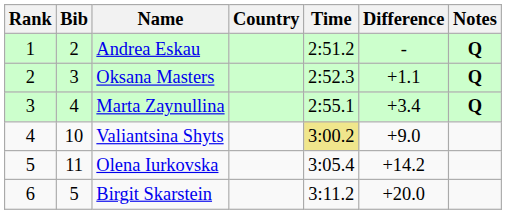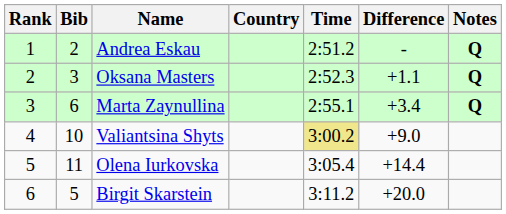(74, 106) 4 -> (74, 106) 6
(404, 164) +14.2 -> (404, 164) +14.4
